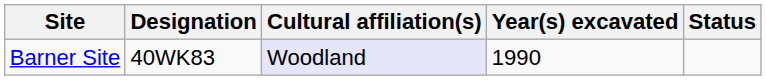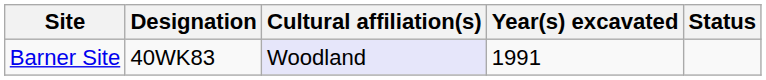(516, 57) 1990 -> (516, 57) 1991
